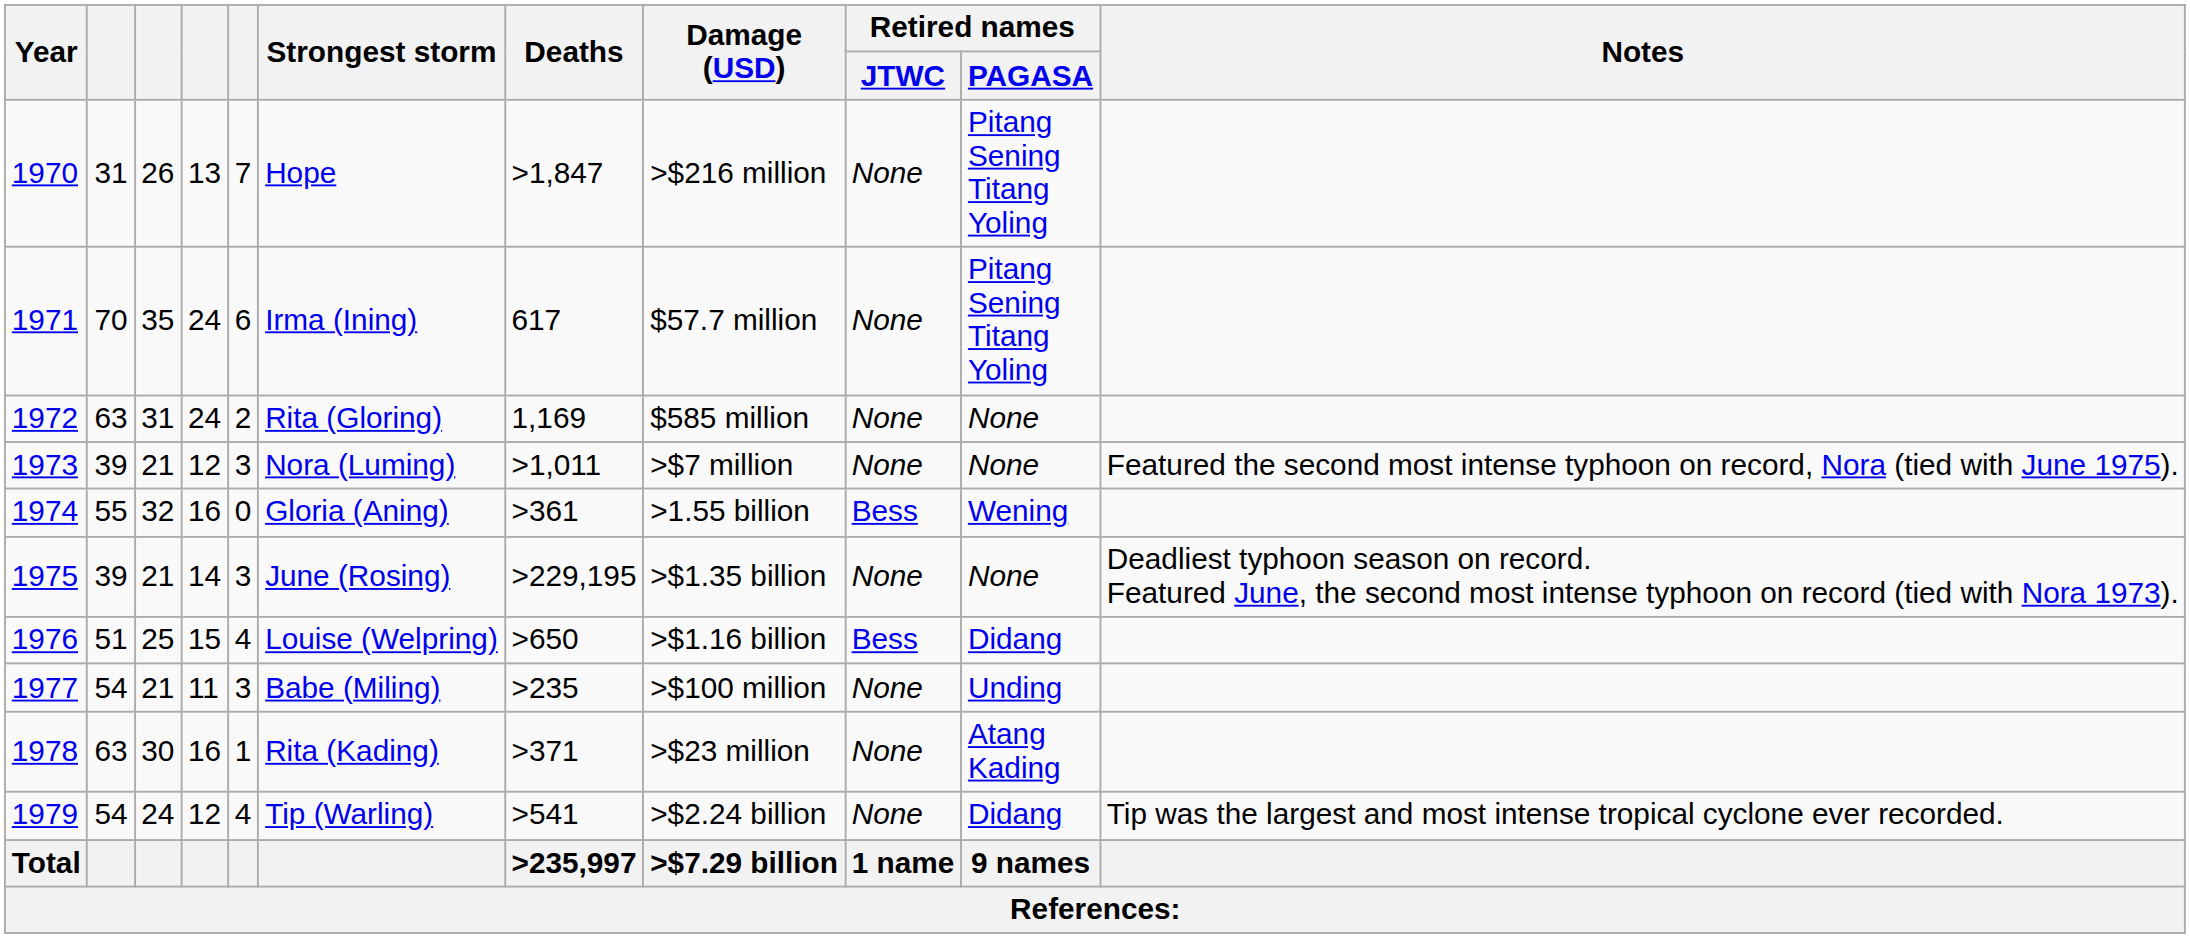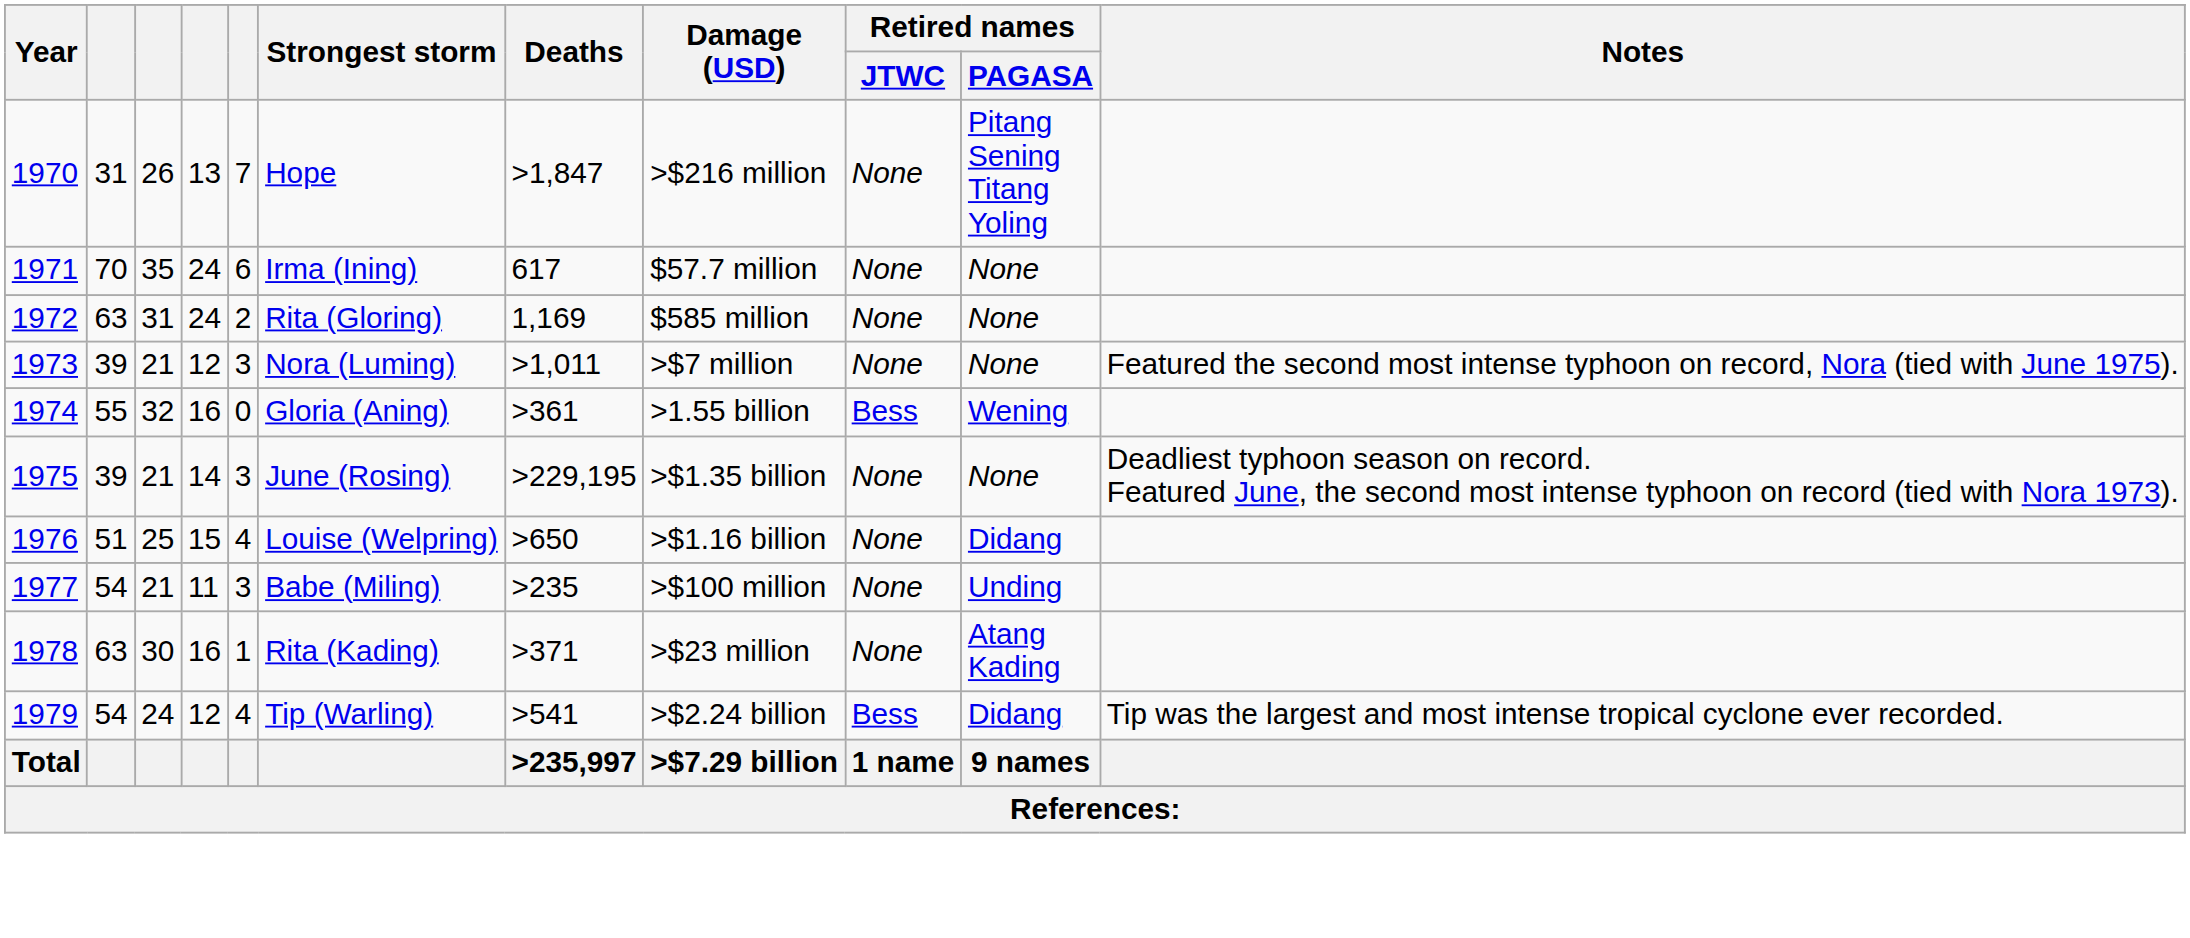(1014, 320) Pitang Sening Titang Yoling -> (1004, 270) None
(885, 640) Bess -> (887, 539) None
(887, 815) None -> (885, 714) Bess
